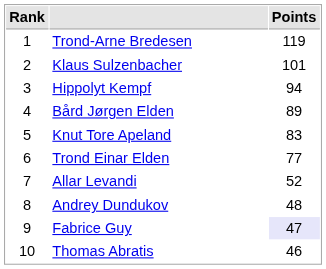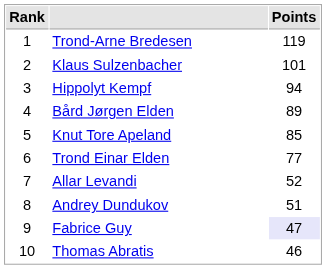(294, 135) 83 -> (294, 135) 85
(294, 205) 48 -> (294, 205) 51
